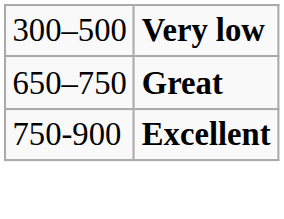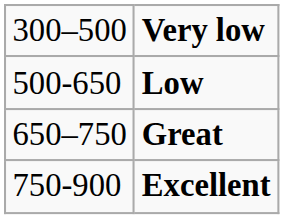+ row: (173, 82)
